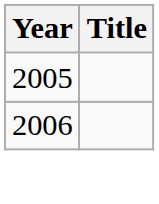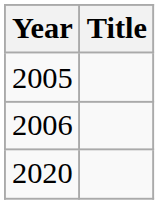+ row: (42, 173)
